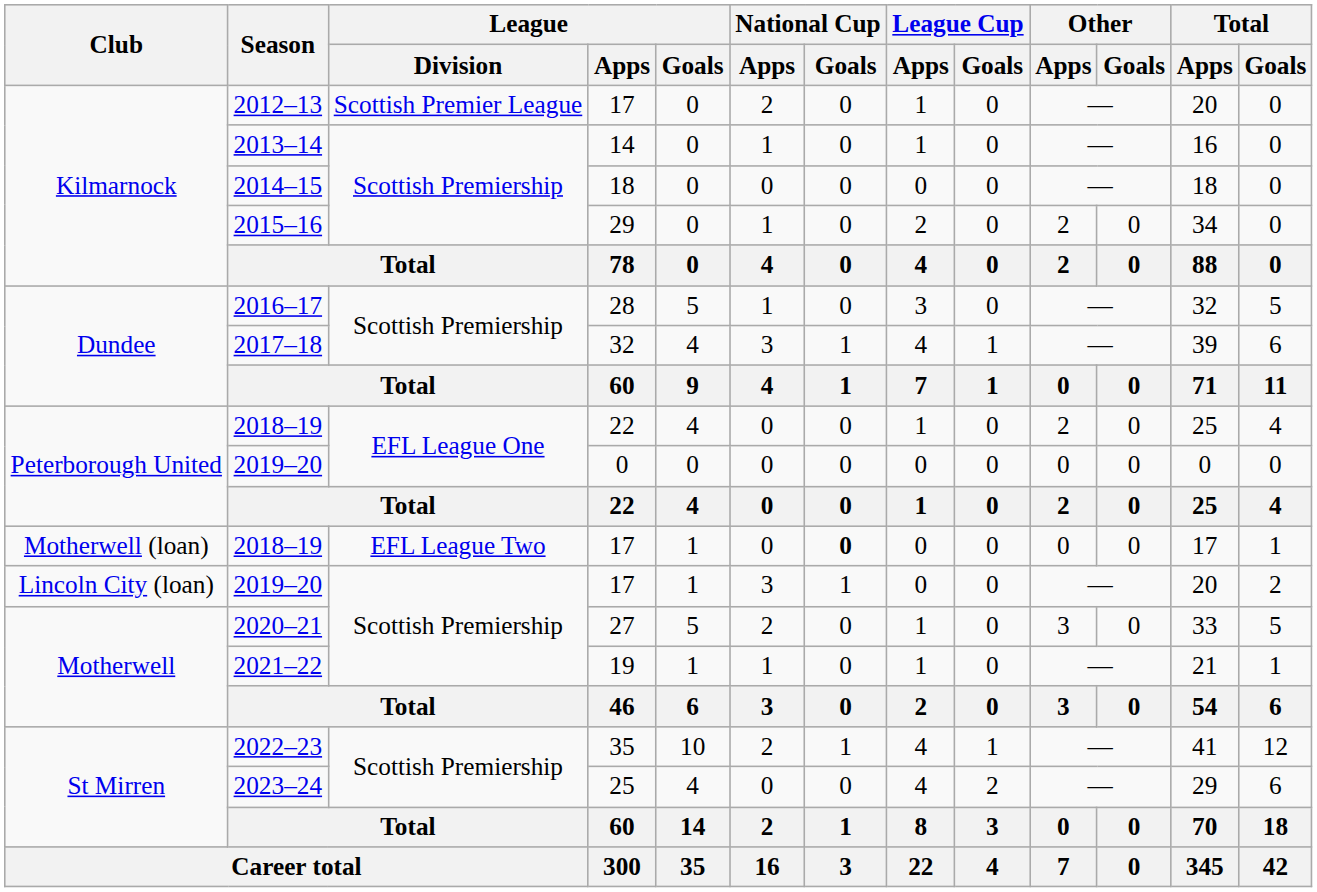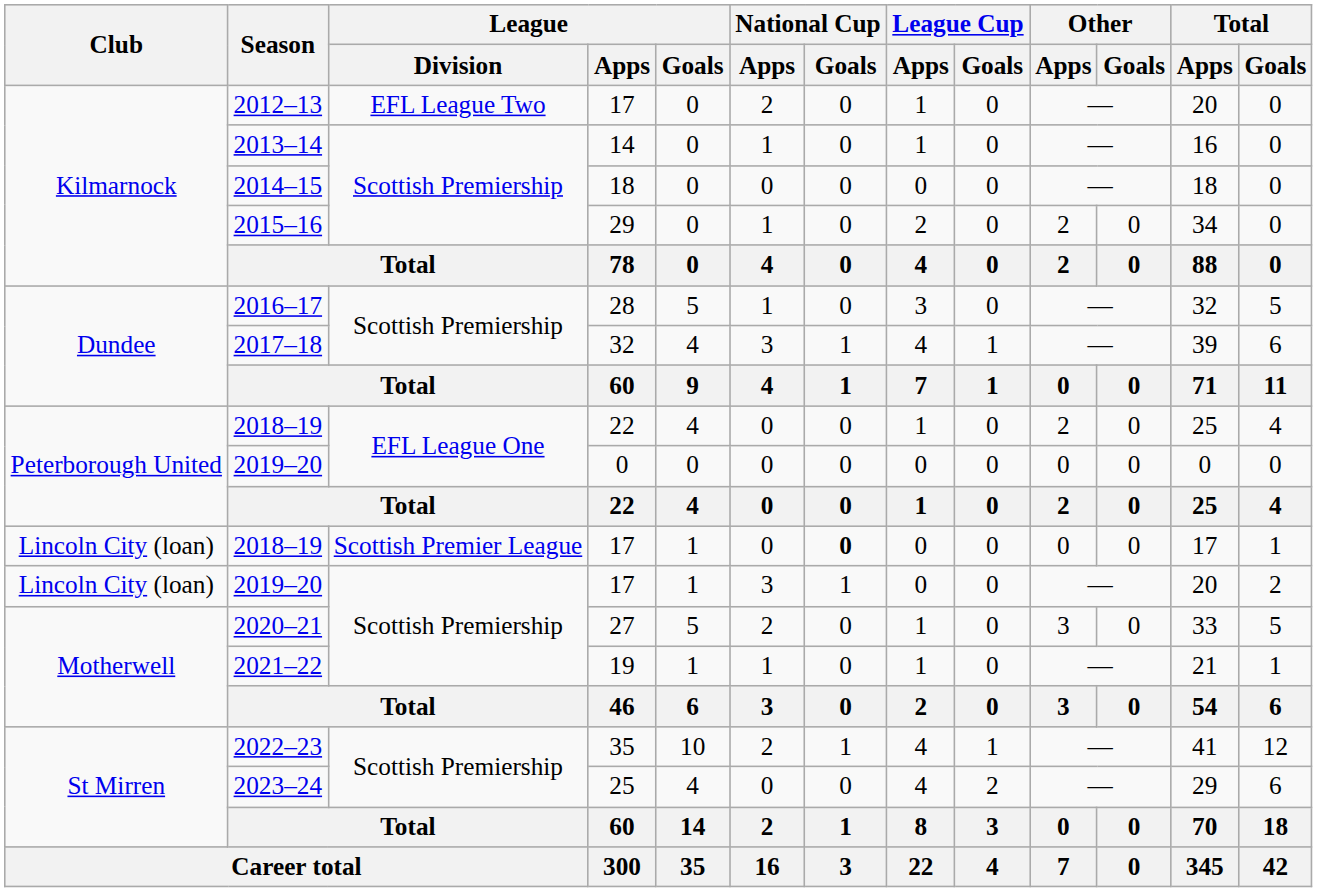(458, 104) Scottish Premier League -> (458, 104) EFL League Two
(116, 545) Motherwell (loan) -> (116, 545) Lincoln City (loan)
(458, 545) EFL League Two -> (458, 545) Scottish Premier League
